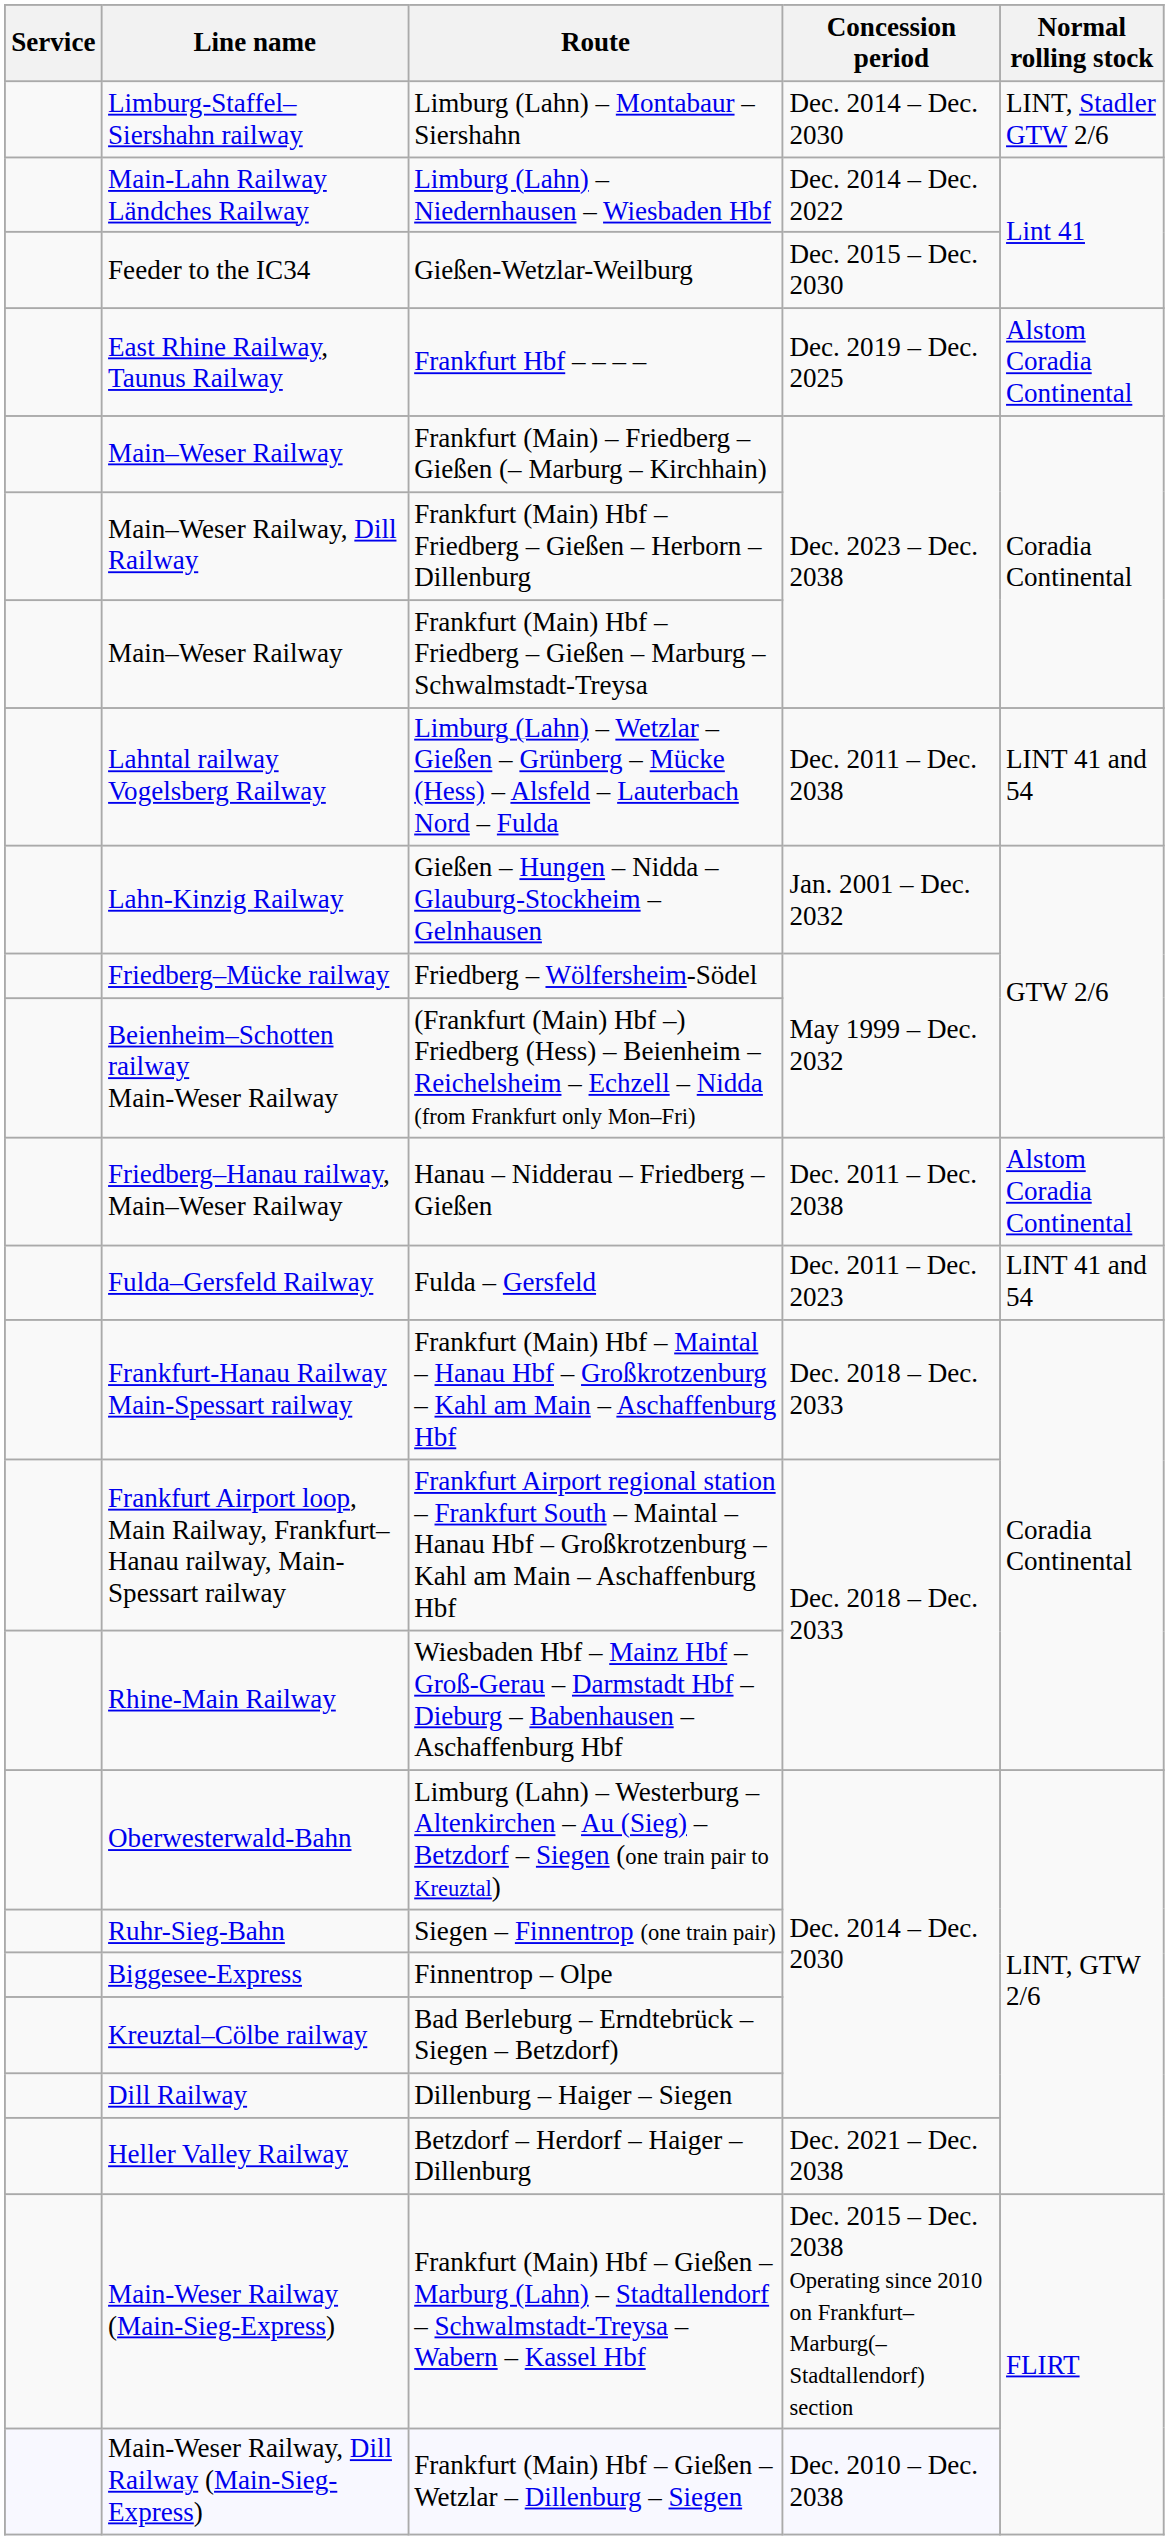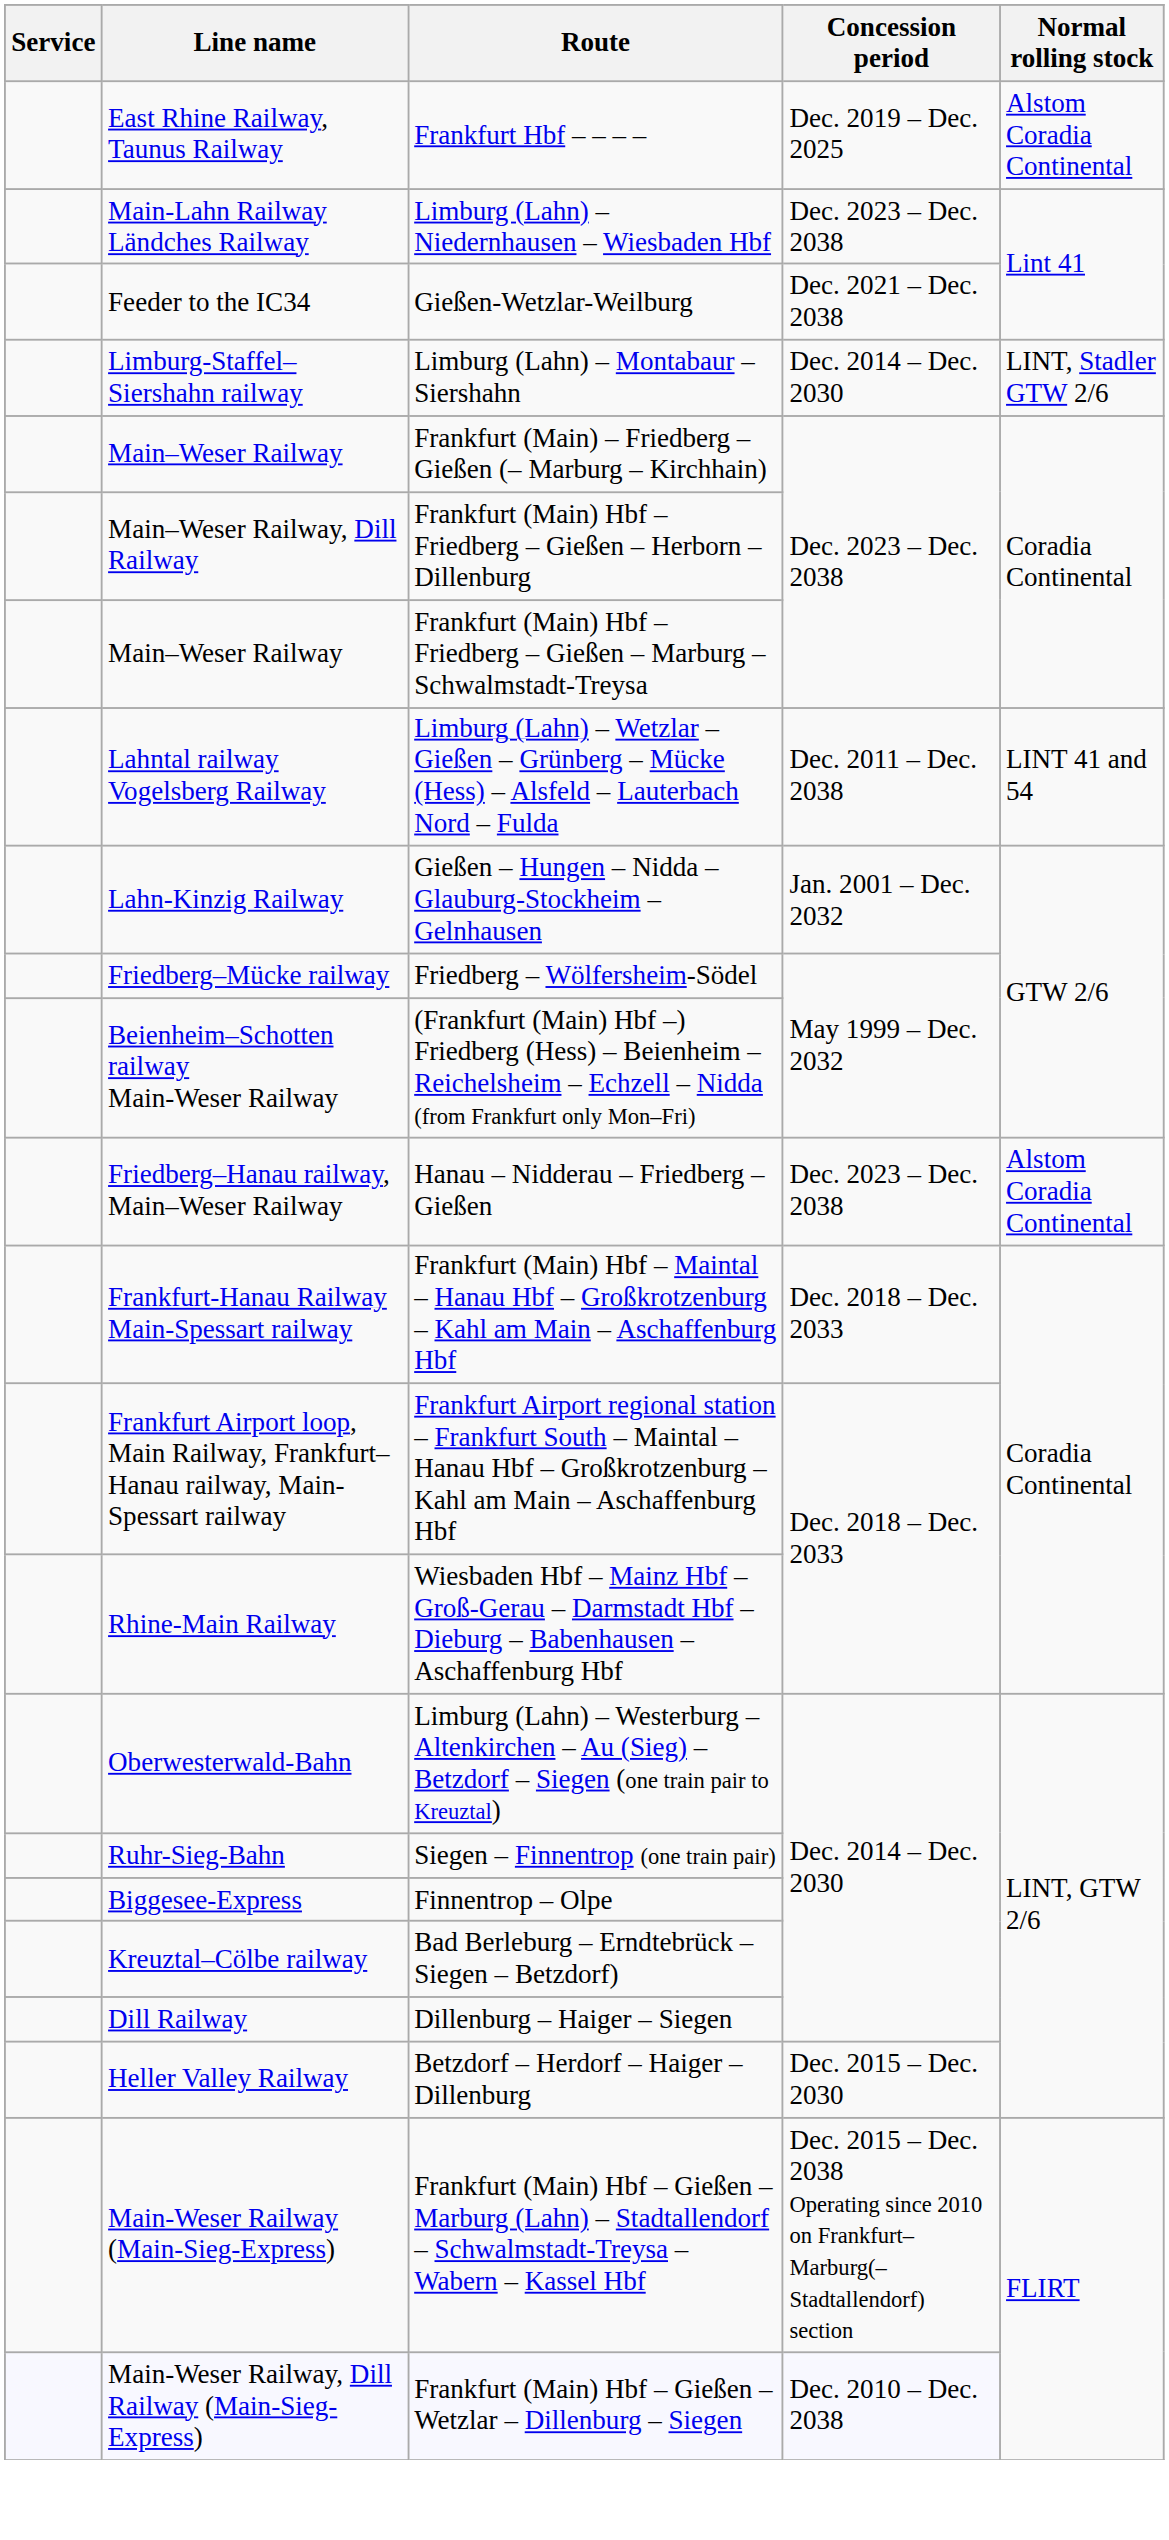rows swapped: (530, 361) <-> (585, 117)
(884, 193) Dec. 2014 – Dec. 2022 -> (884, 225) Dec. 2023 – Dec. 2038
(884, 269) Dec. 2015 – Dec. 2030 -> (884, 301) Dec. 2021 – Dec. 2038
(883, 1190) Dec. 2011 – Dec. 2038 -> (884, 1190) Dec. 2023 – Dec. 2038
- row: (505, 1281)
(884, 2154) Dec. 2021 – Dec. 2038 -> (884, 2078) Dec. 2015 – Dec. 2030
